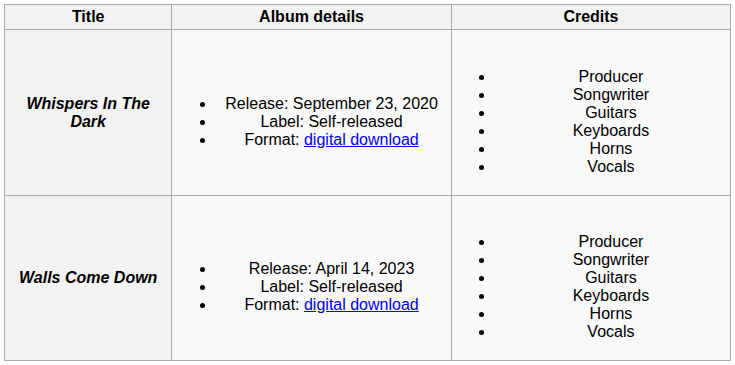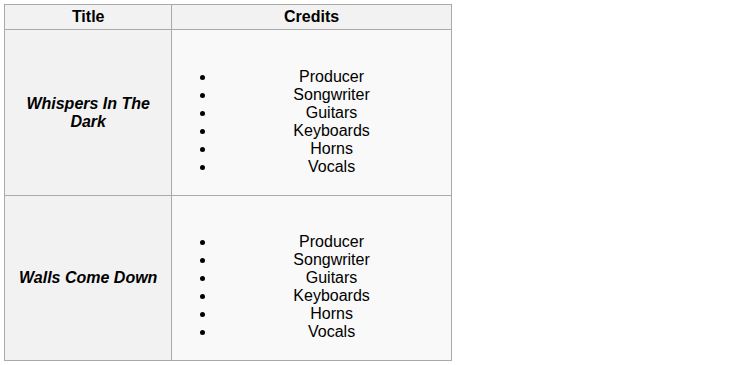- column: (312, 17)
